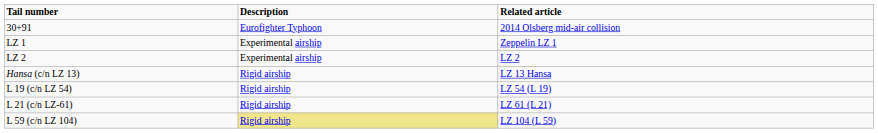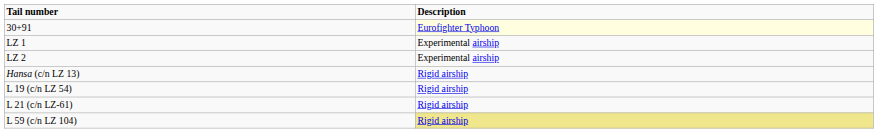- column: (531, 12)
(281, 27) no background -> (458, 27) lightyellow background
